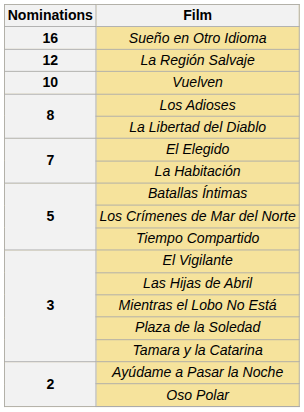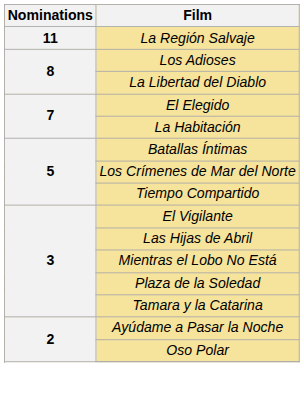- row: (198, 37)
(50, 60) 12 -> (50, 37) 11
- row: (198, 82)
